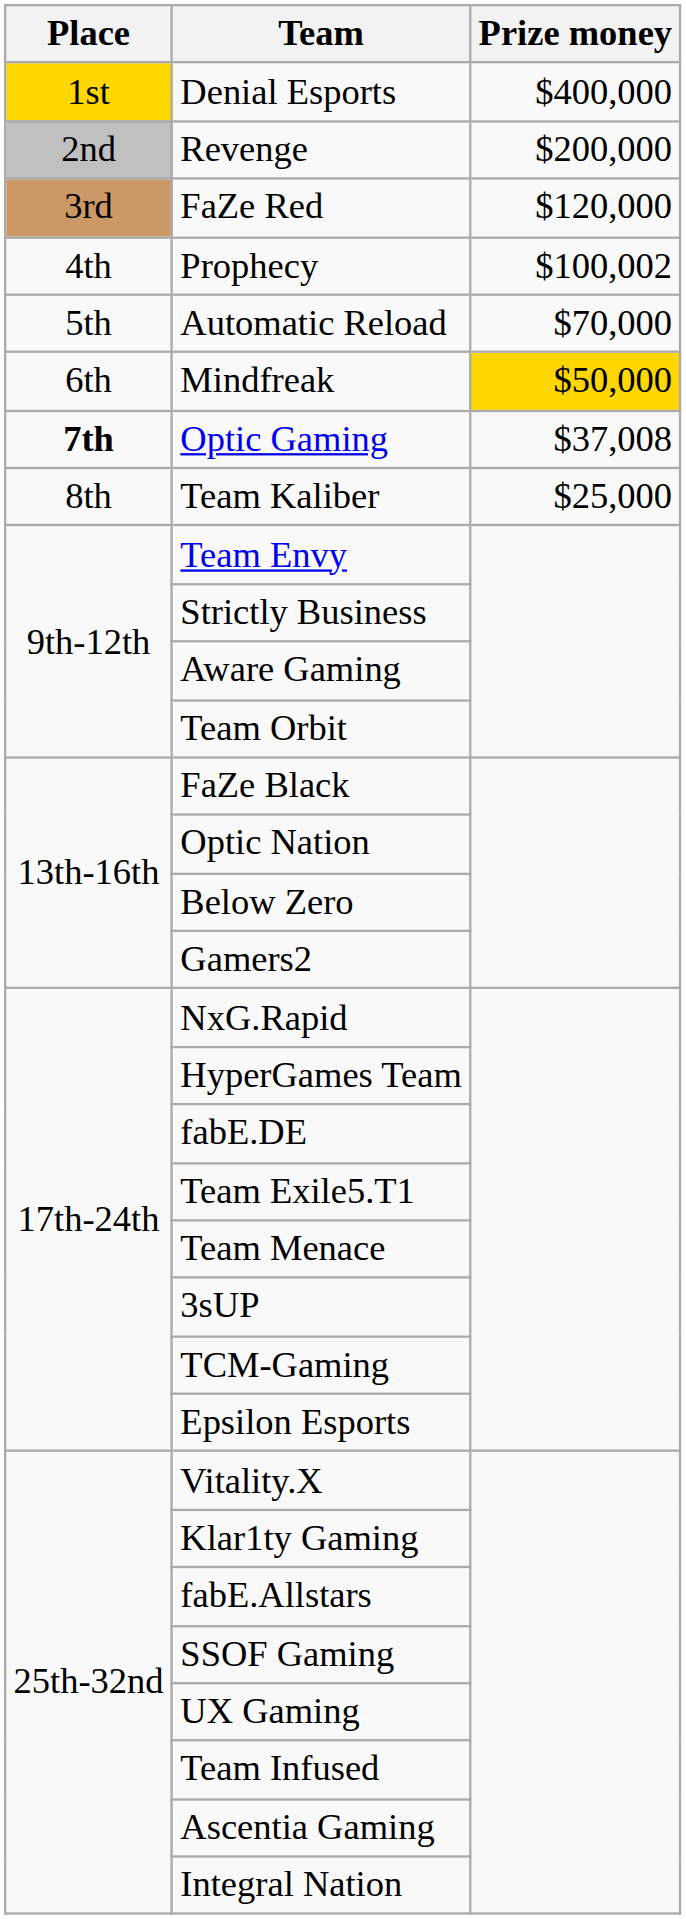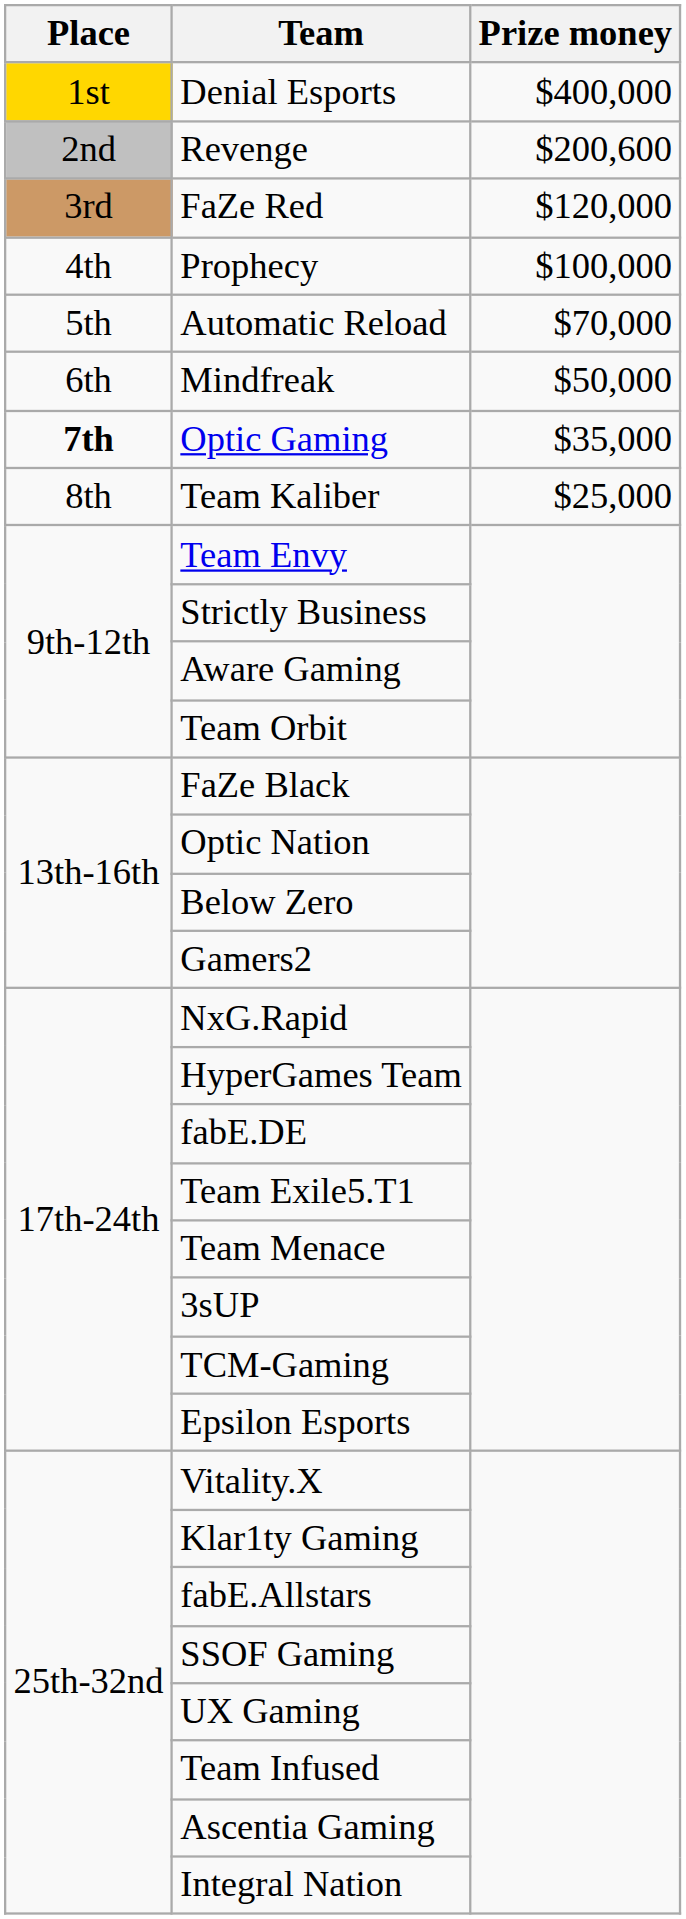(604, 149) $200,000 -> (604, 149) $200,600
(604, 264) $100,002 -> (604, 264) $100,000
(613, 380) gold background -> (613, 380) no background
(613, 438) $37,008 -> (613, 438) $35,000
